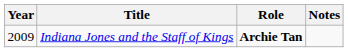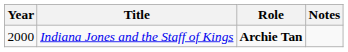(21, 36) 2009 -> (21, 36) 2000
